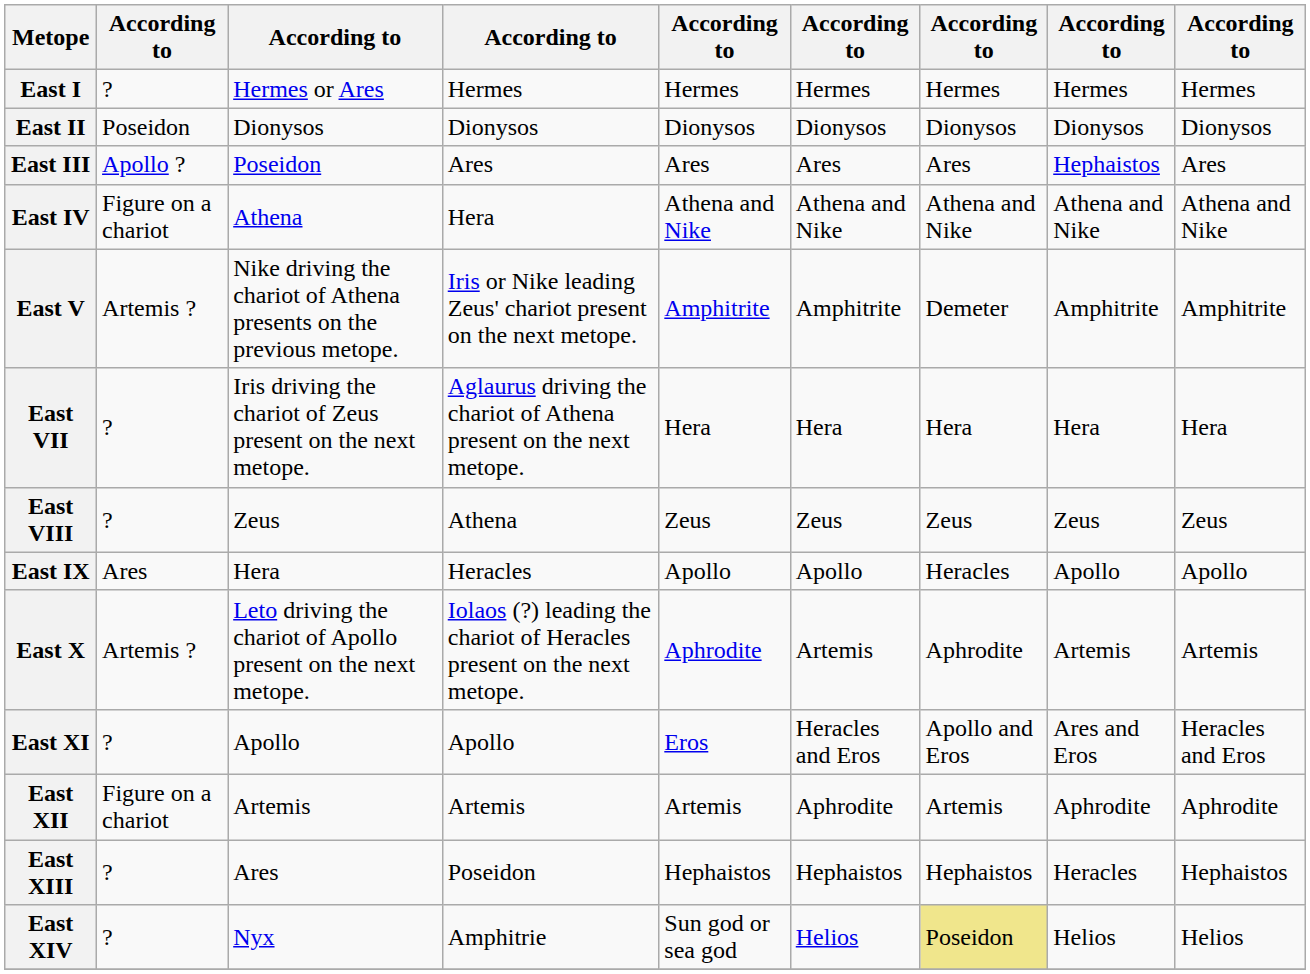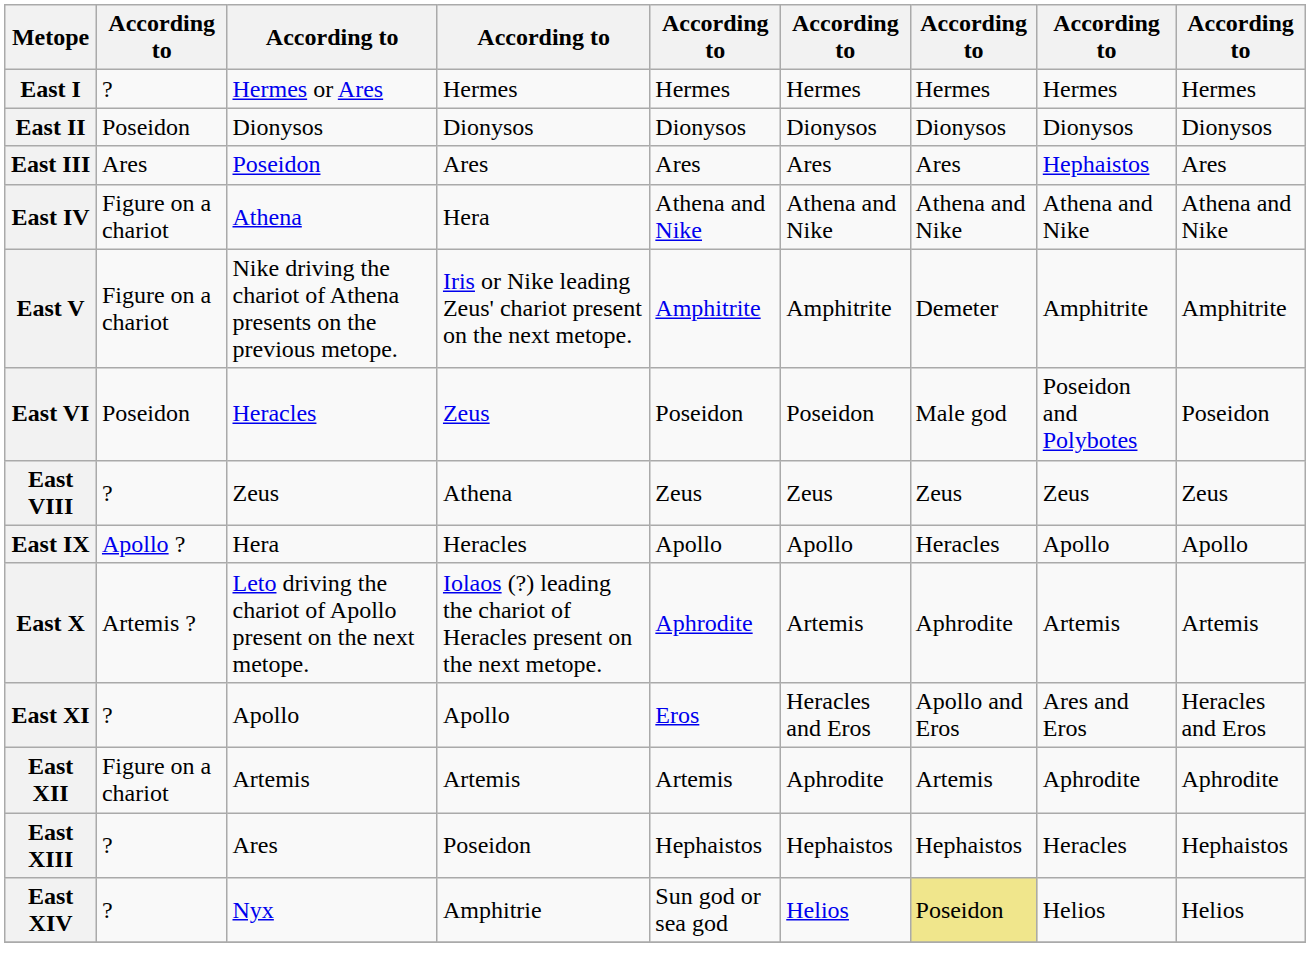(144, 164) Apollo ? -> (125, 164) Ares
(149, 308) Artemis ? -> (157, 308) Figure on a chariot
+ row: (51, 413)
- row: (51, 427)
(125, 571) Ares -> (144, 544) Apollo ?
